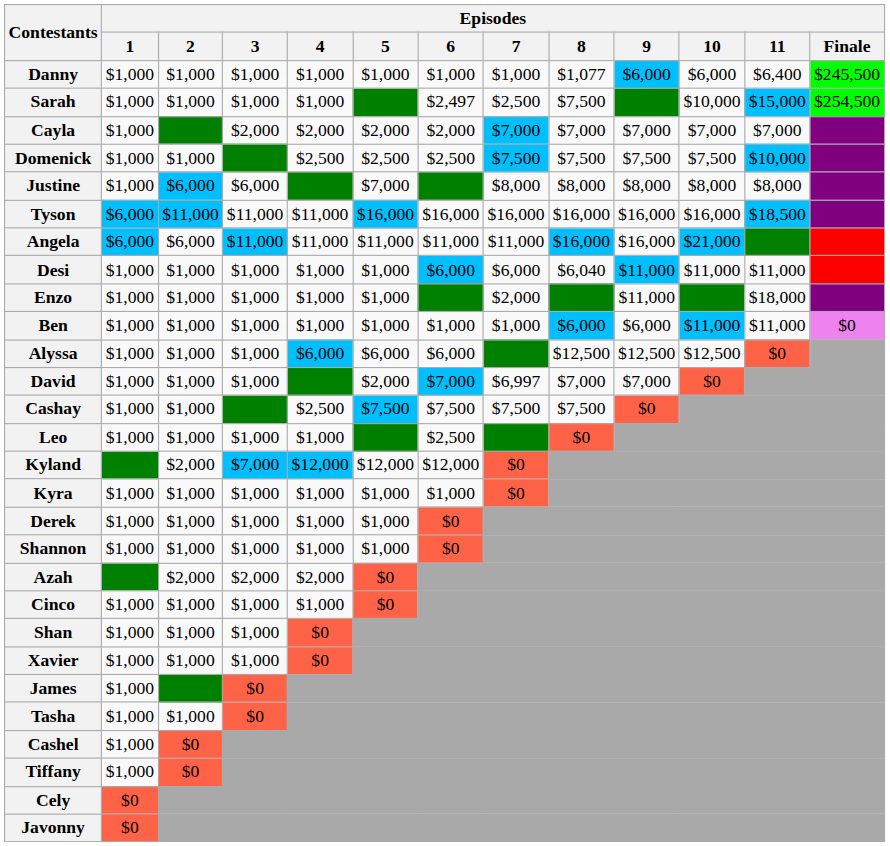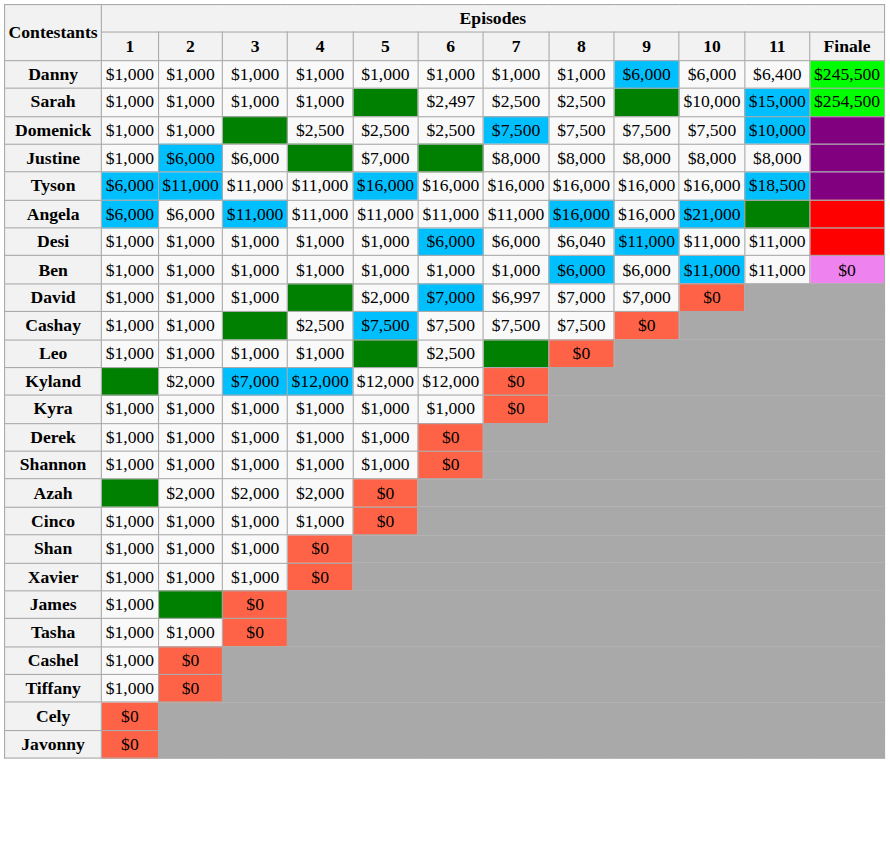(581, 74) $1,077 -> (581, 74) $1,000
(581, 102) $7,500 -> (581, 102) $2,500
- row: (53, 130)
- row: (53, 297)
- row: (53, 353)
